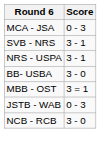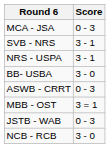+ row: (39, 89)
